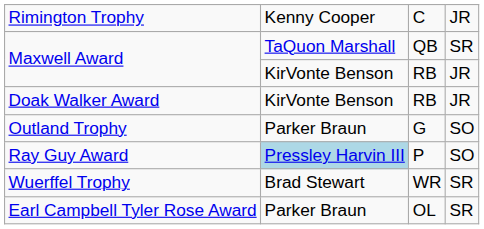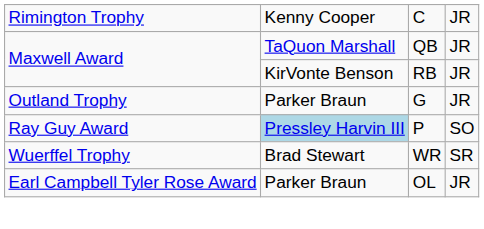(462, 45) SR -> (460, 45) JR
- row: (84, 100)
(462, 127) SO -> (460, 100) JR
(462, 210) SR -> (460, 182) JR
